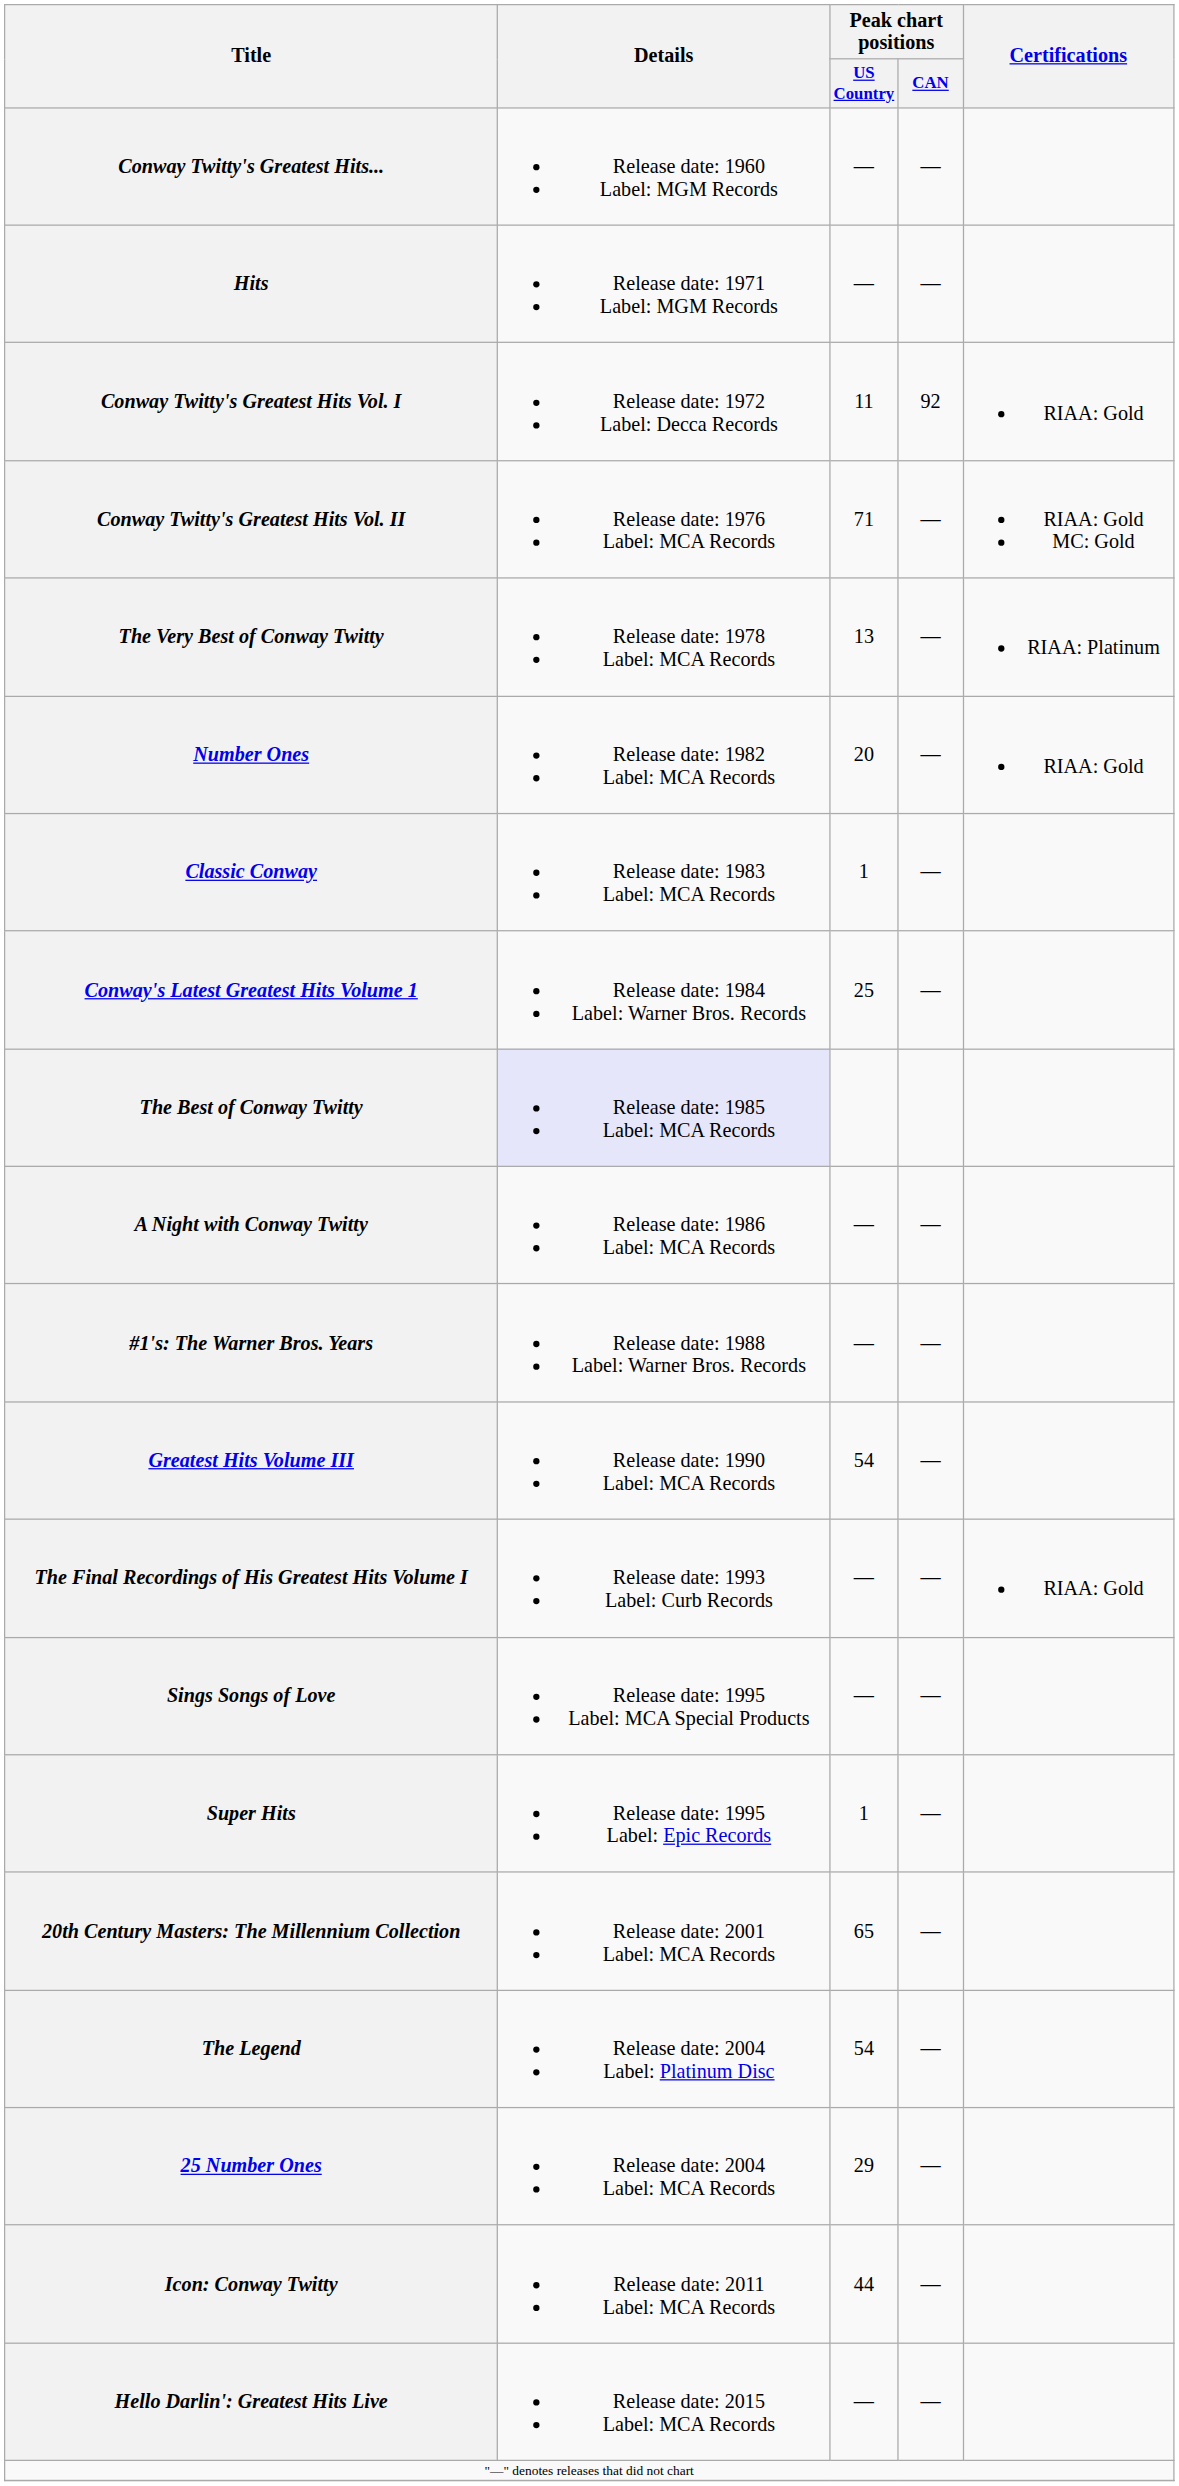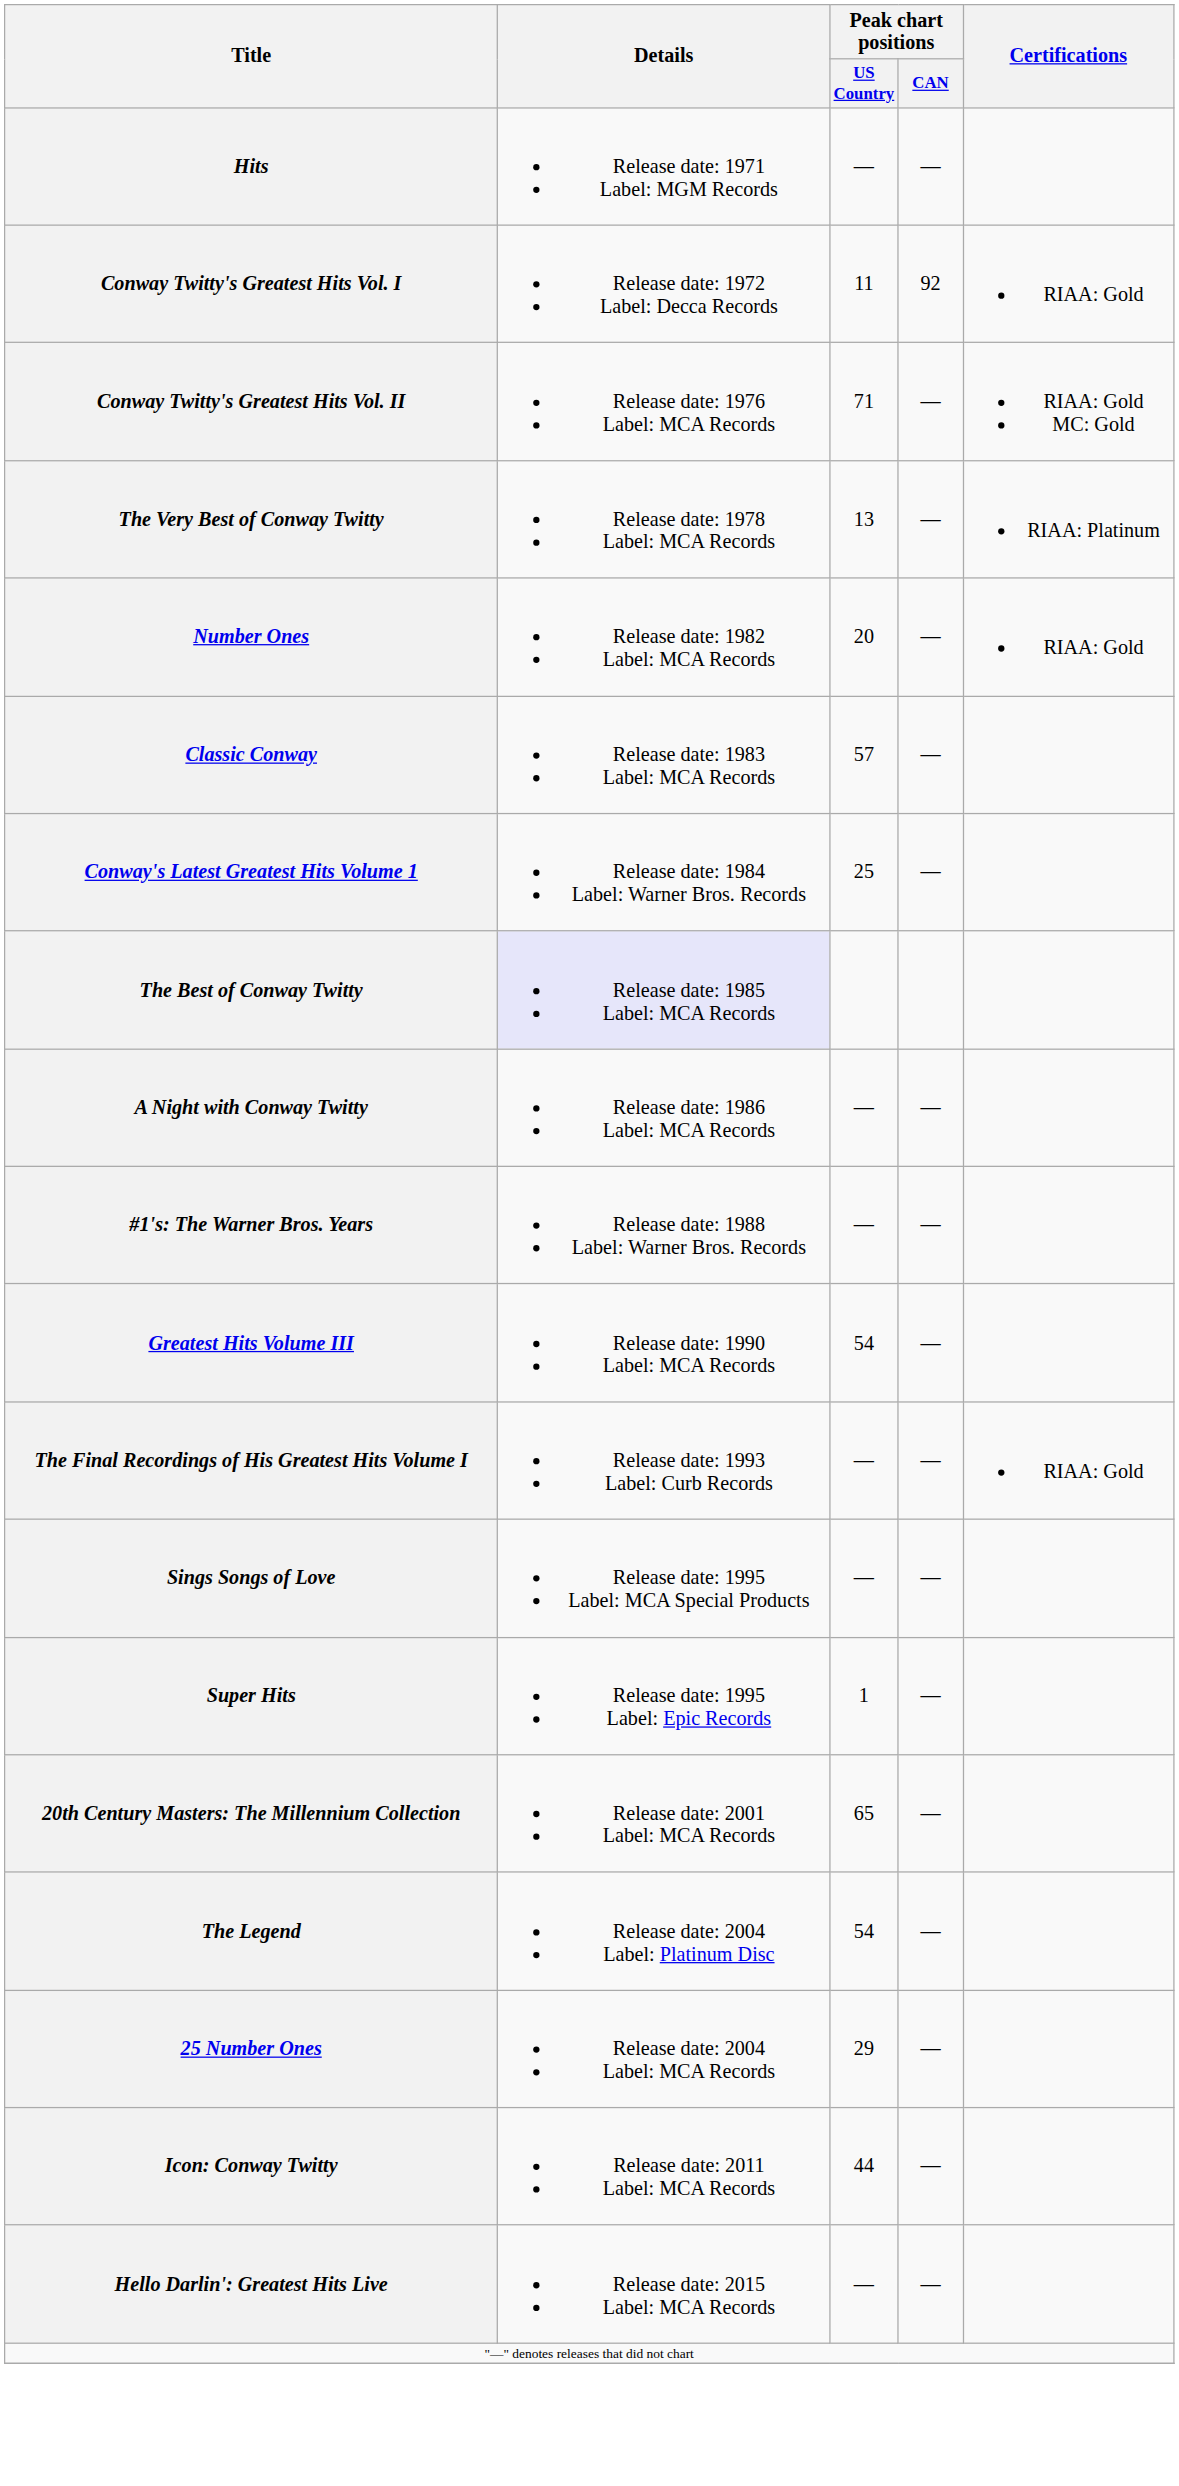- row: (251, 166)
(864, 872) 1 -> (864, 754) 57
